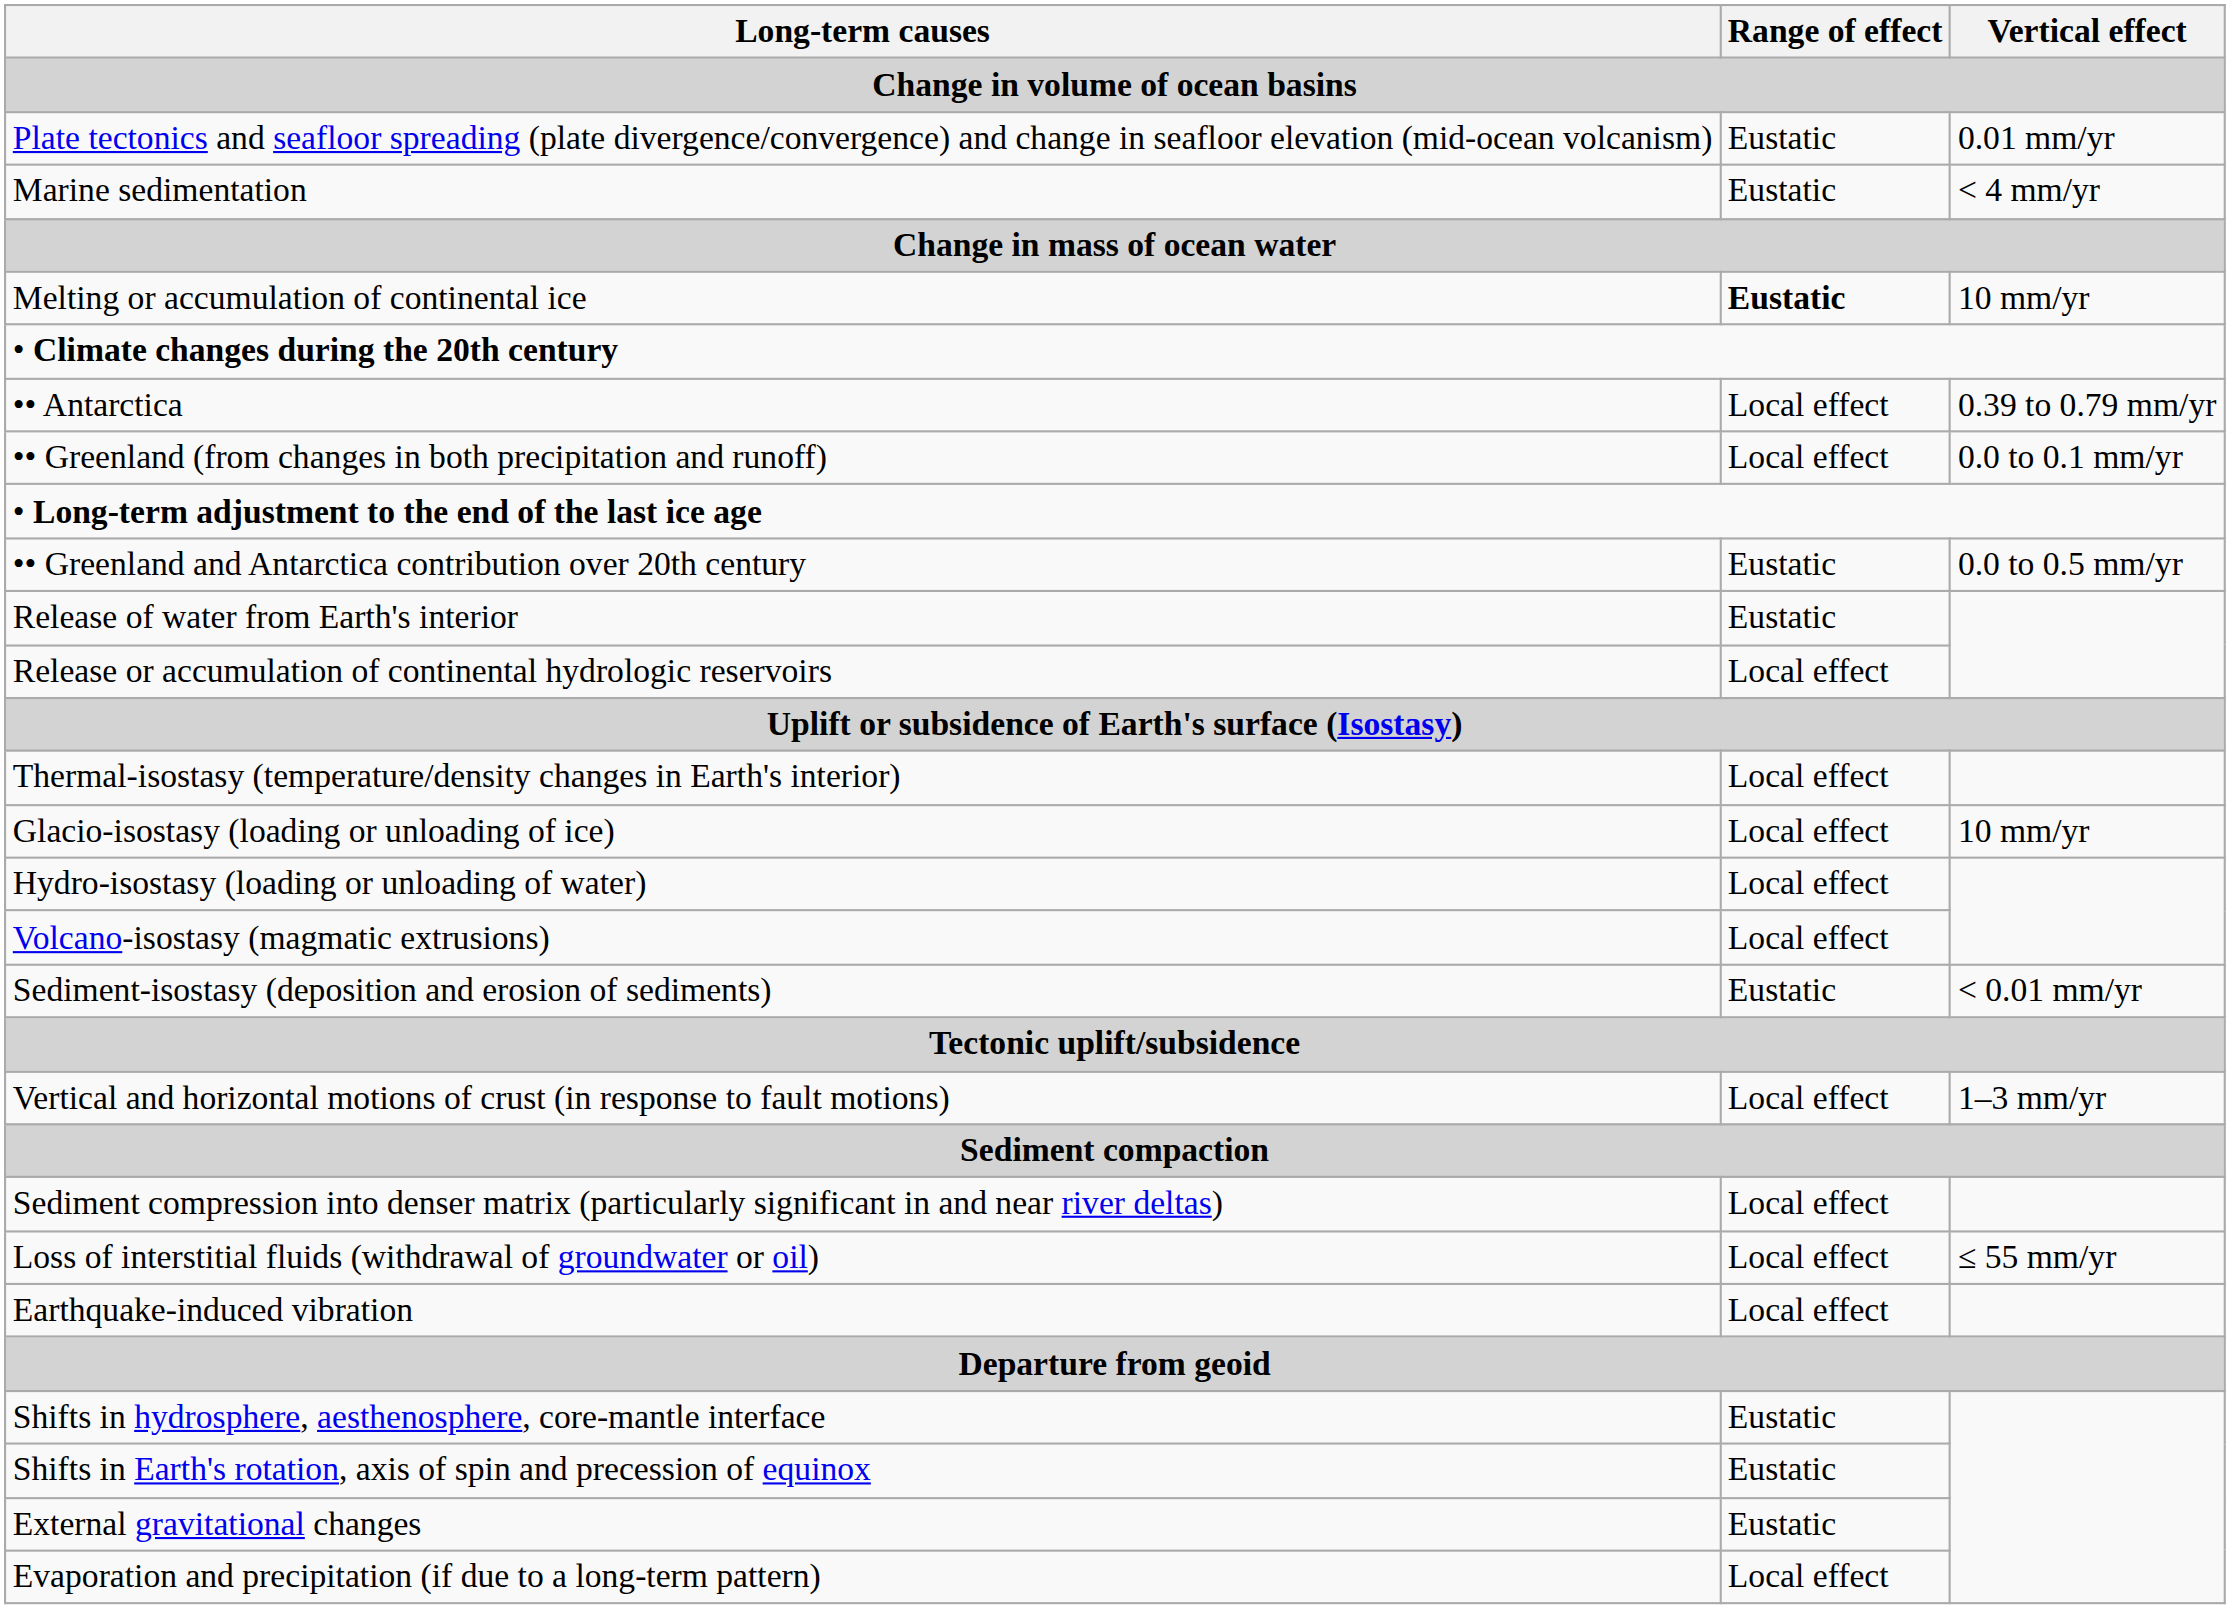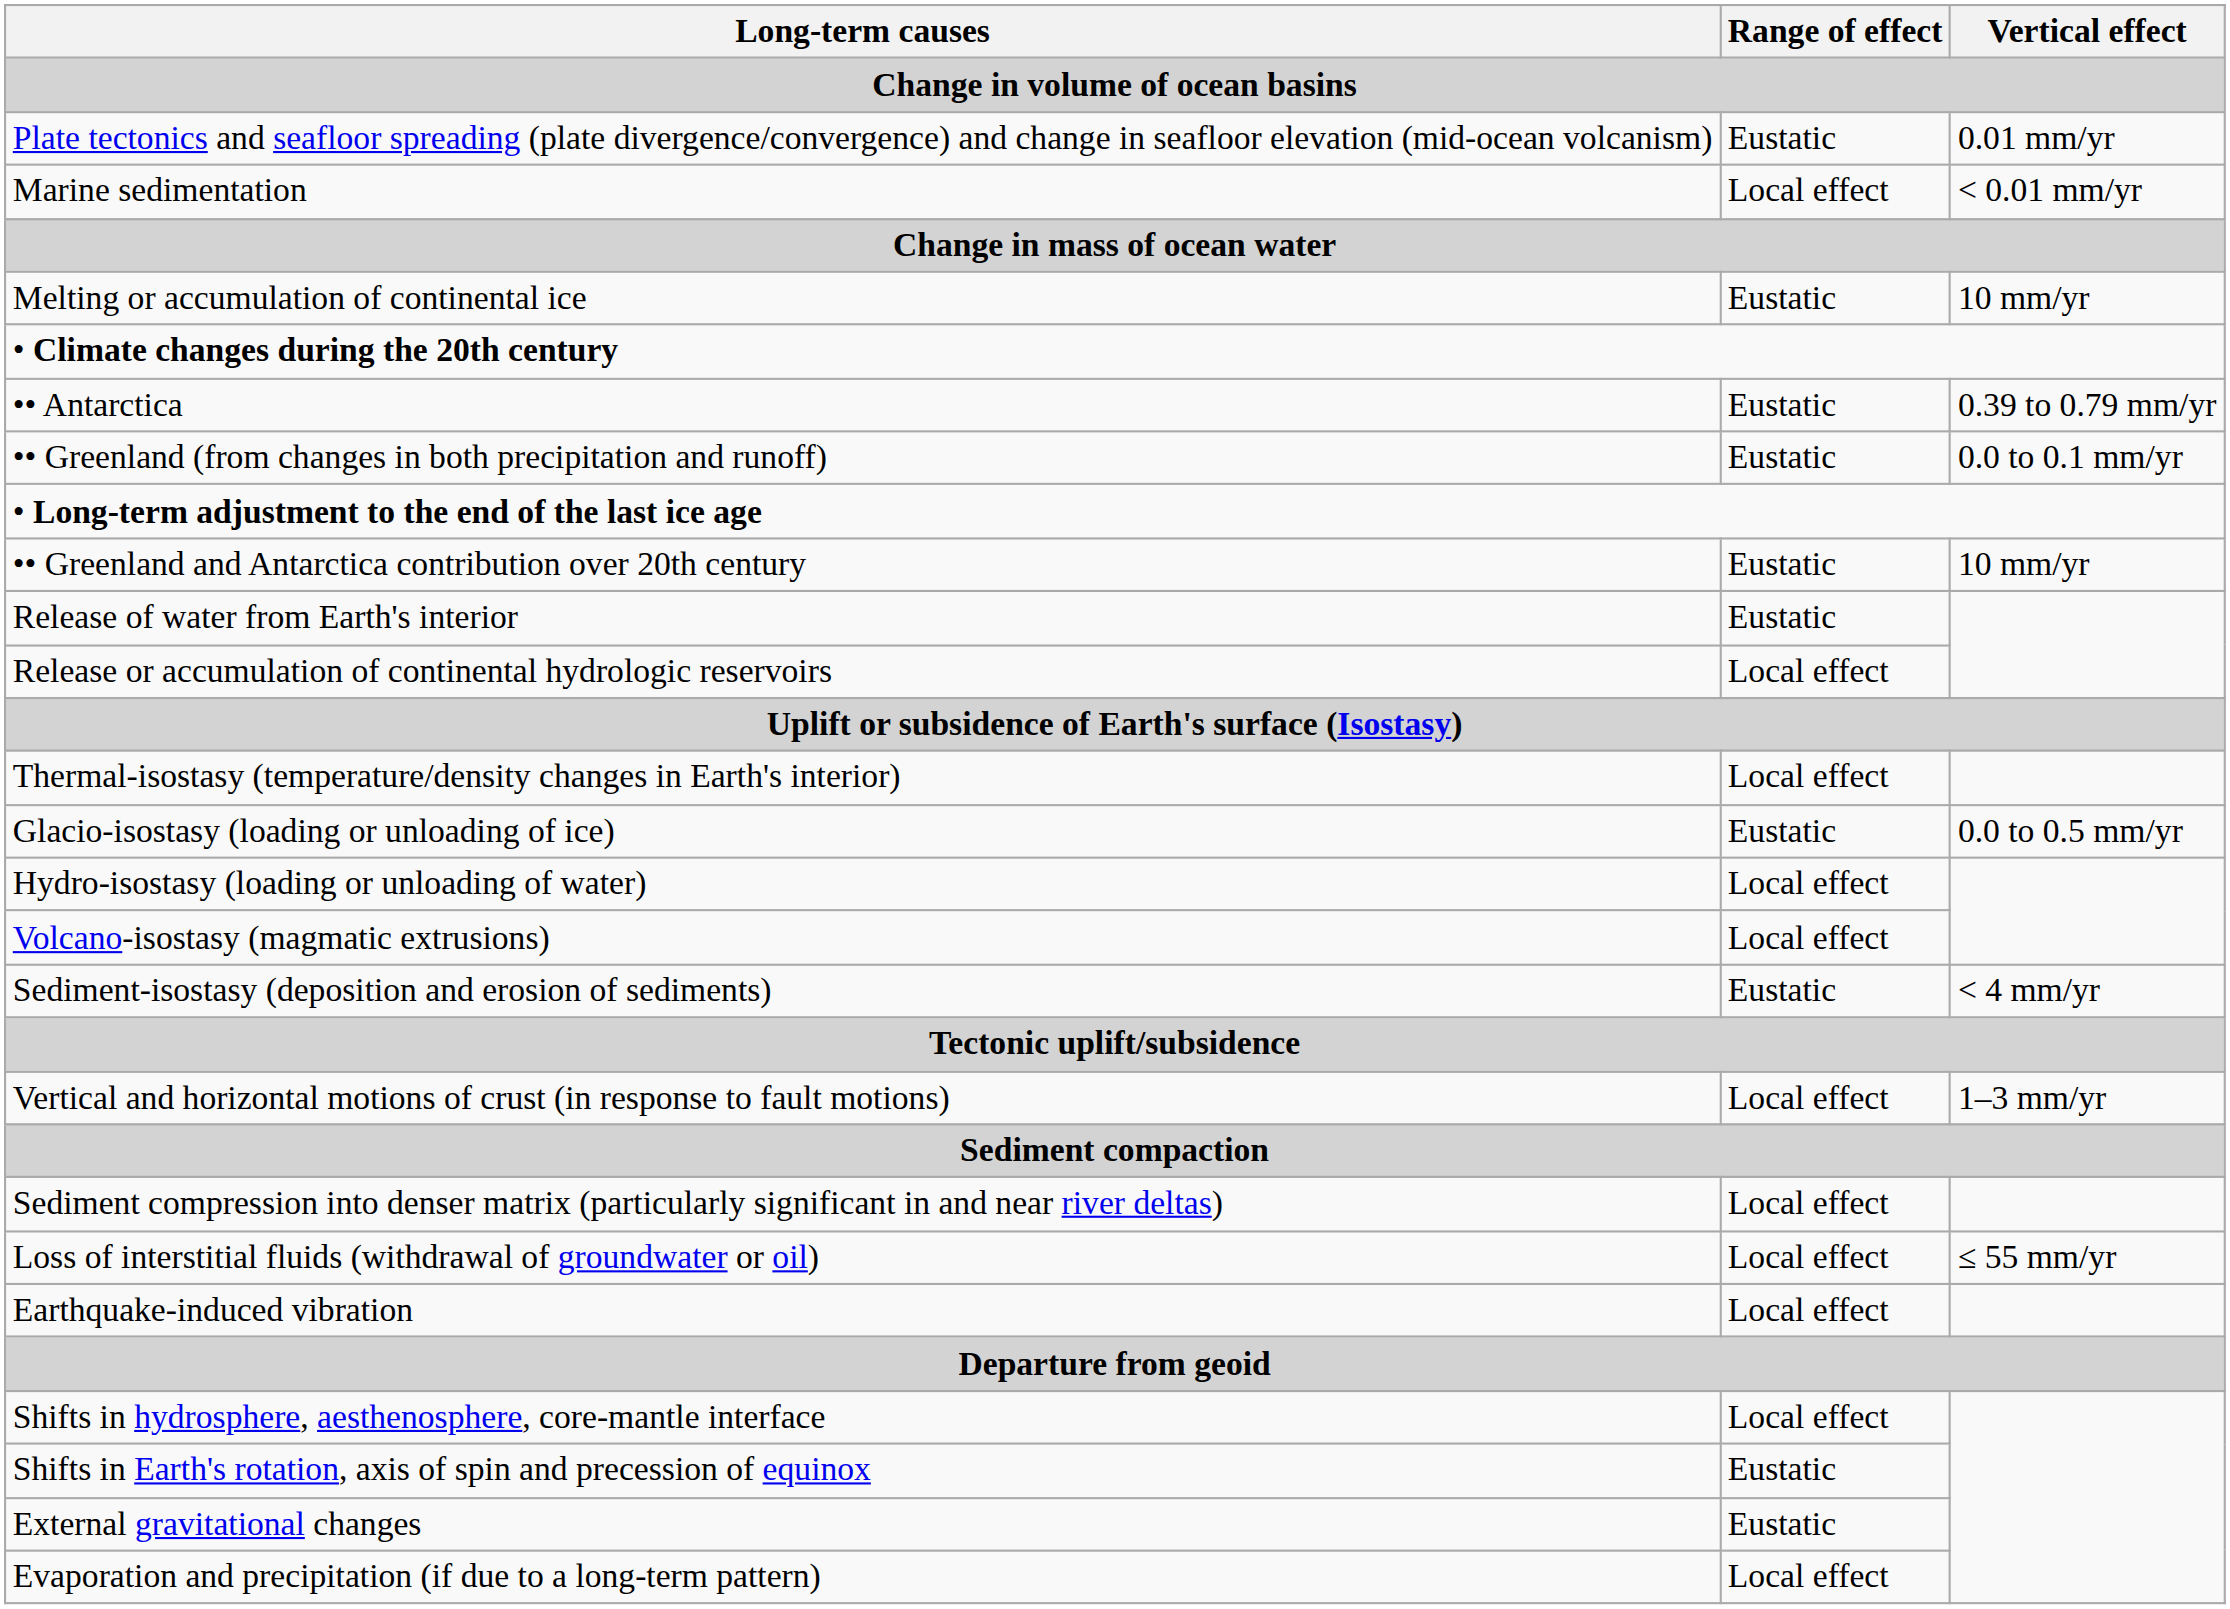(1782, 191) Eustatic -> (1808, 191) Local effect
(2029, 191) < 4 mm/yr -> (2050, 191) < 0.01 mm/yr
(1787, 297) bold -> (1782, 297) normal
(1808, 404) Local effect -> (1782, 404) Eustatic
(1808, 457) Local effect -> (1782, 457) Eustatic
(2070, 564) 0.0 to 0.5 mm/yr -> (2024, 564) 10 mm/yr
(1808, 830) Local effect -> (1782, 830) Eustatic
(2024, 830) 10 mm/yr -> (2070, 830) 0.0 to 0.5 mm/yr
(2050, 990) < 0.01 mm/yr -> (2029, 990) < 4 mm/yr
(1782, 1416) Eustatic -> (1808, 1416) Local effect
